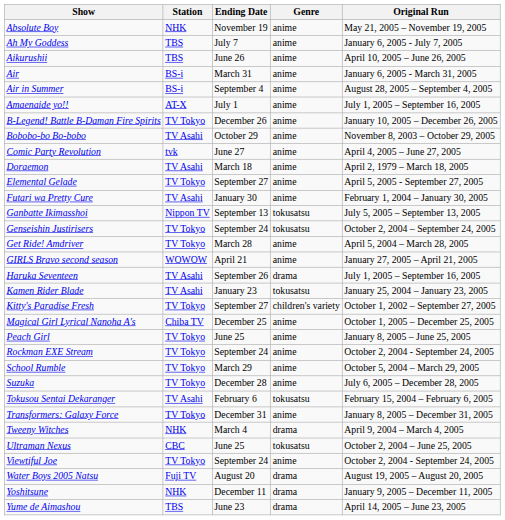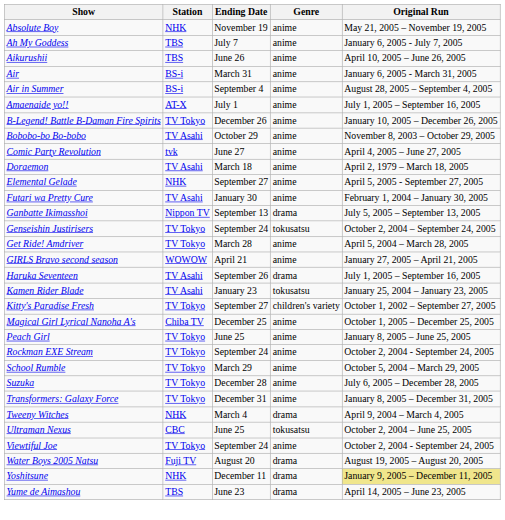(185, 182) TV Tokyo -> (176, 182) NHK
(291, 213) tokusatsu -> (285, 213) drama
- row: (61, 399)
(418, 492) no background -> (418, 476) khaki background
